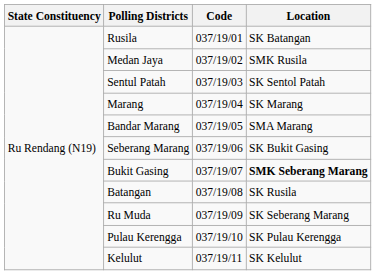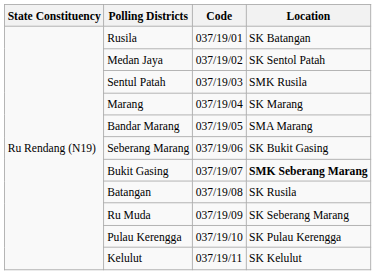(278, 60) SMK Rusila -> (287, 60) SK Sentol Patah
(287, 82) SK Sentol Patah -> (278, 82) SMK Rusila
